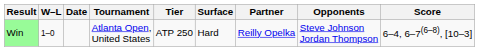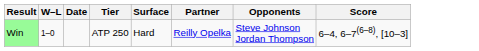- column: (121, 12)
